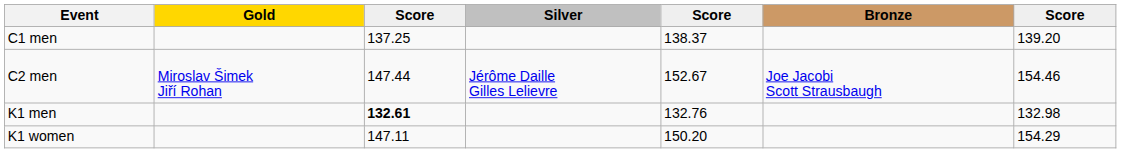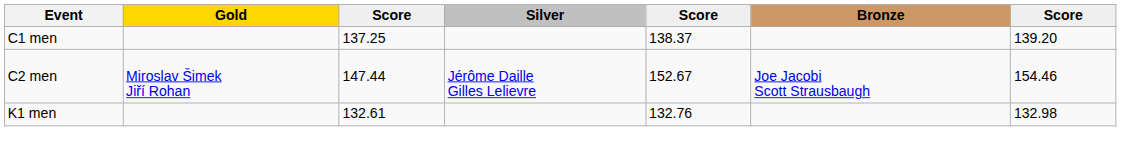(389, 114) bold -> (364, 114) normal
- row: (41, 136)
